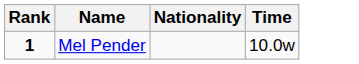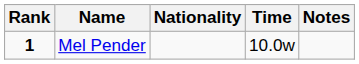+ column: (326, 18)
